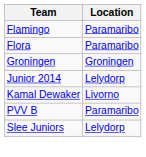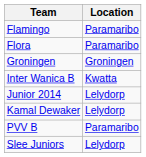+ row: (41, 78)
(102, 95) Livorno -> (105, 111) Lelydorp
